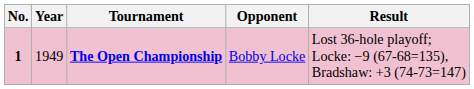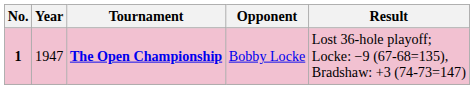(49, 56) 1949 -> (49, 56) 1947
